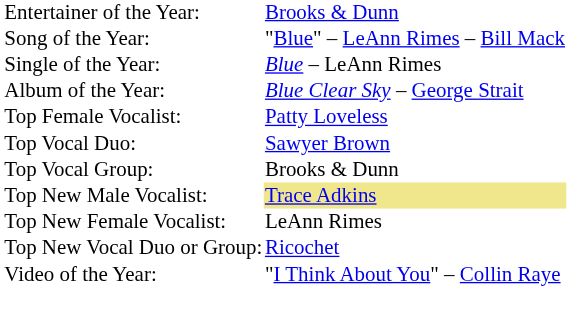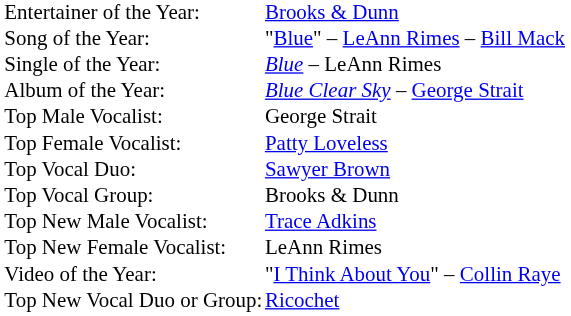+ row: (84, 116)
(321, 195) khaki background -> (321, 221) no background
rows swapped: (133, 247) <-> (81, 273)
